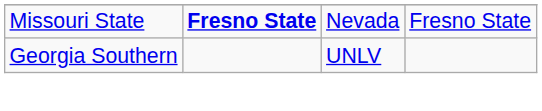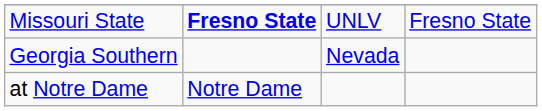(363, 21) Nevada -> (354, 21) UNLV
(354, 55) UNLV -> (363, 55) Nevada
+ row: (79, 88)
